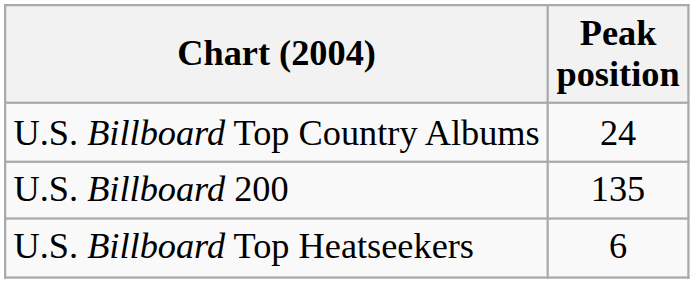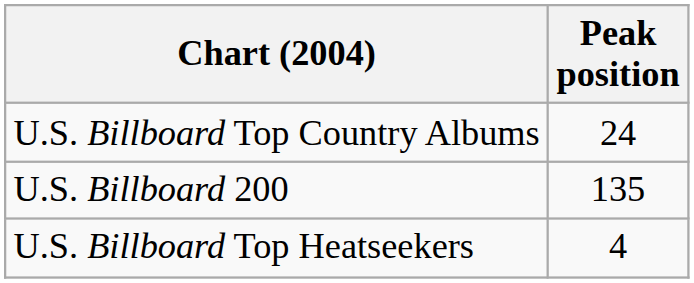(618, 246) 6 -> (618, 246) 4
